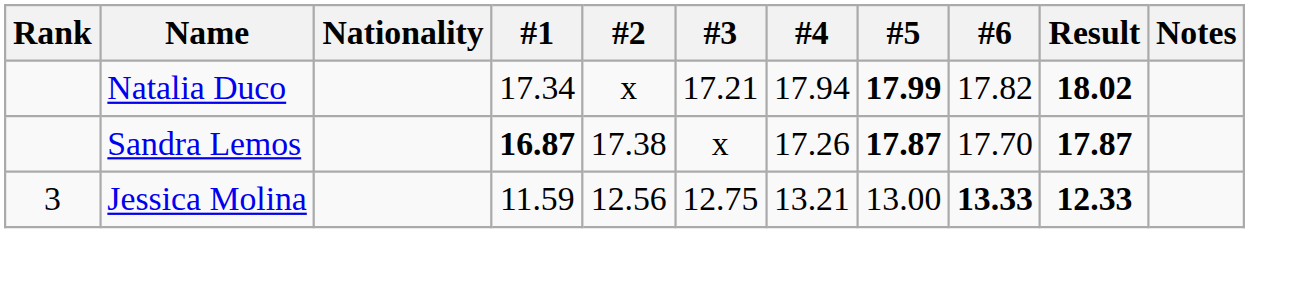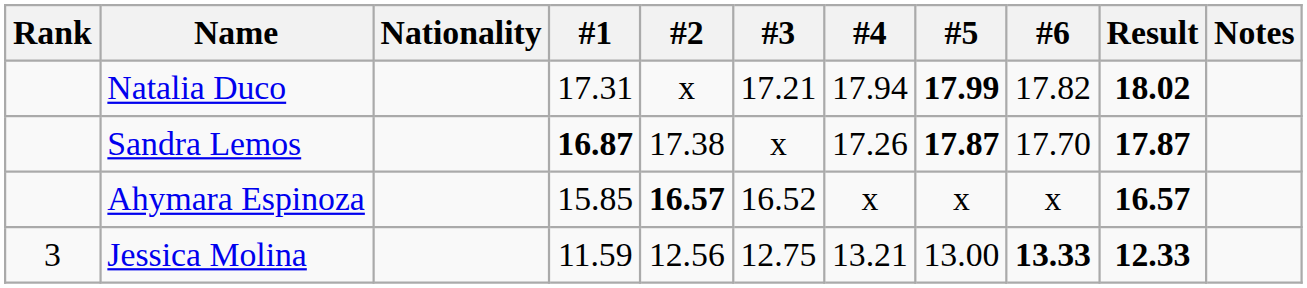(537, 88) 17.34 -> (595, 88) 17.31
+ row: (236, 199)
